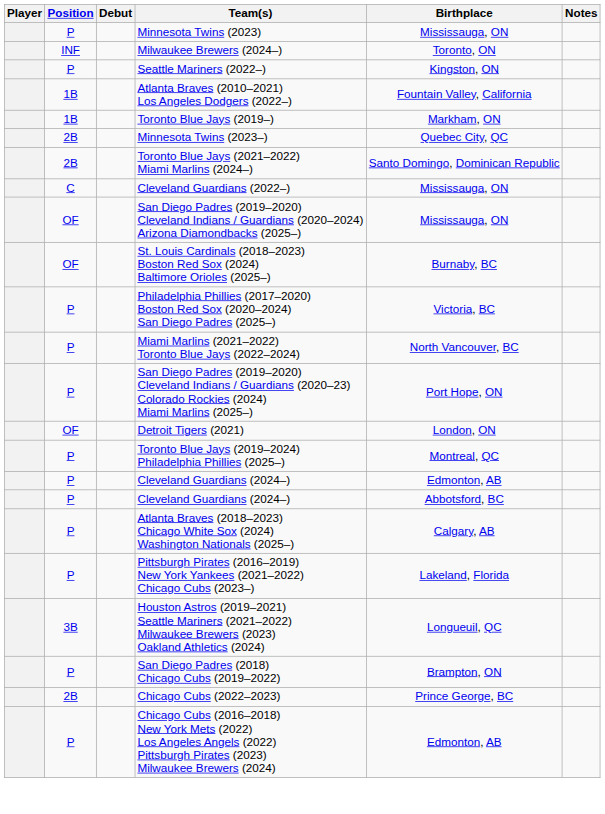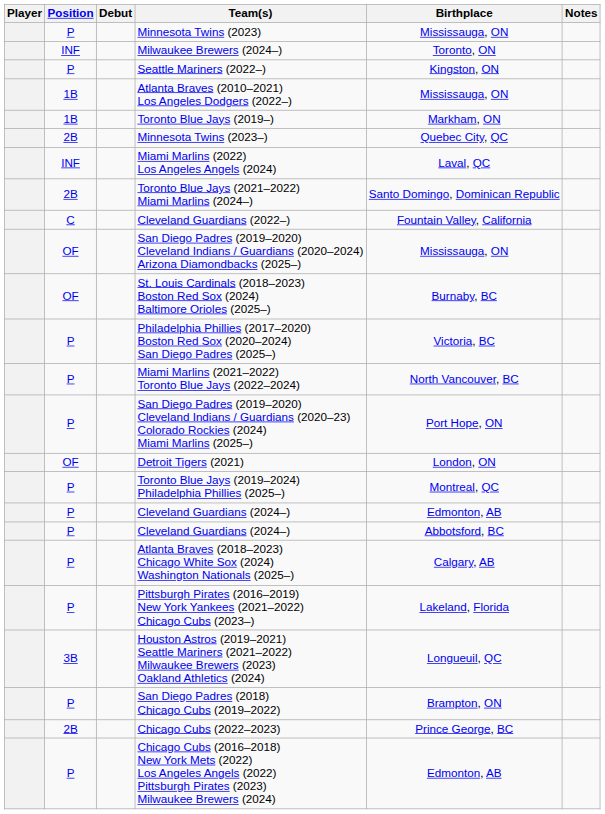(464, 94) Fountain Valley, California -> (464, 94) Mississauga, ON
+ row: (71, 163)
(464, 188) Mississauga, ON -> (464, 219) Fountain Valley, California
